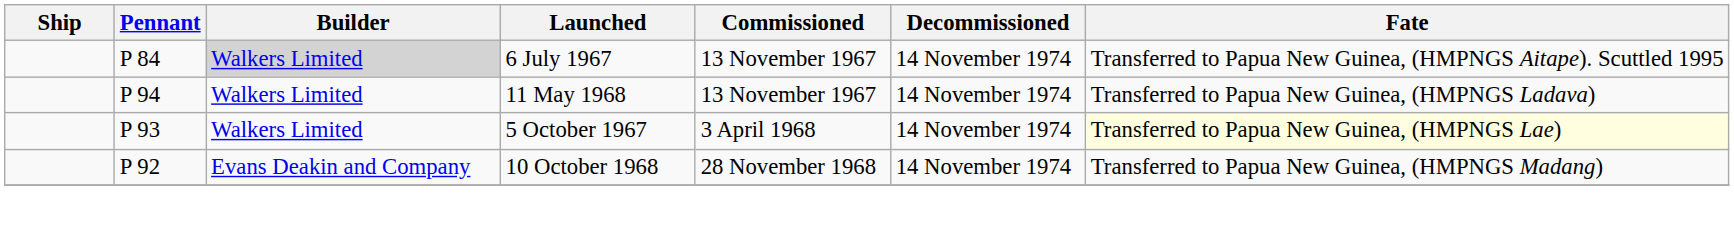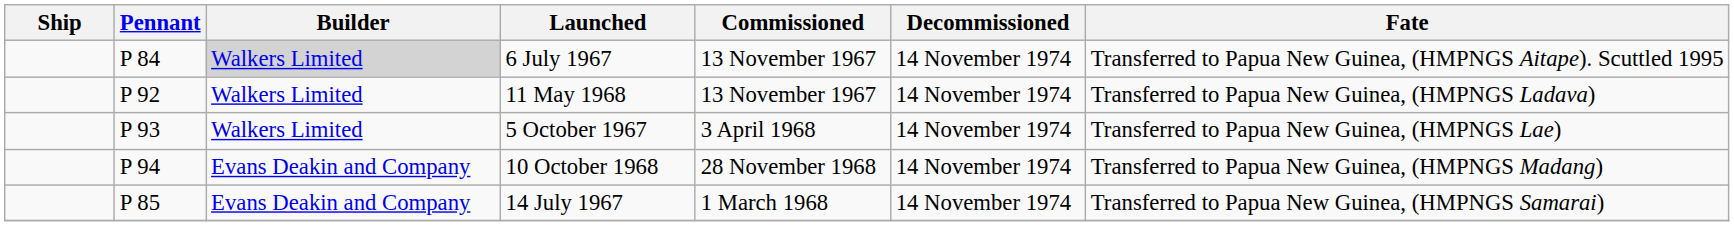(140, 94) P 94 -> (140, 94) P 92
(1326, 130) lightyellow background -> (1326, 130) no background
(140, 166) P 92 -> (140, 166) P 94
+ row: (564, 202)
